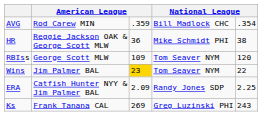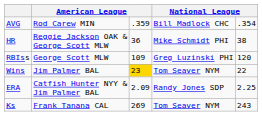(186, 58) Tom Seaver NYM -> (193, 58) Greg Luzinski PHI
(193, 105) Greg Luzinski PHI -> (186, 105) Tom Seaver NYM
